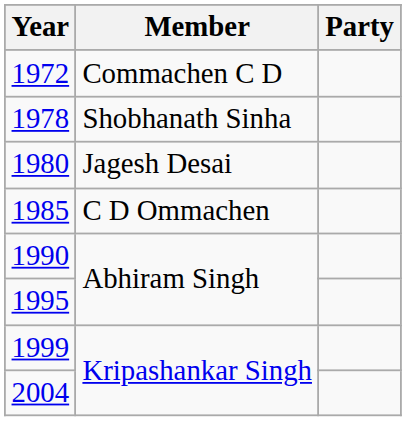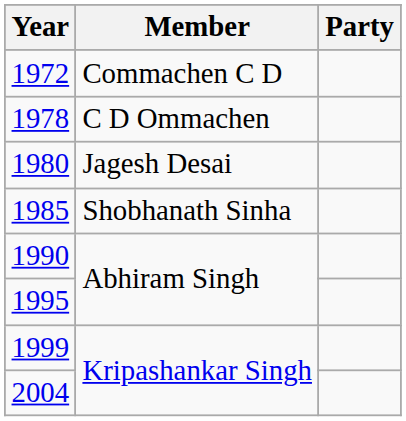(187, 118) Shobhanath Sinha -> (176, 118) C D Ommachen
(176, 210) C D Ommachen -> (187, 210) Shobhanath Sinha
